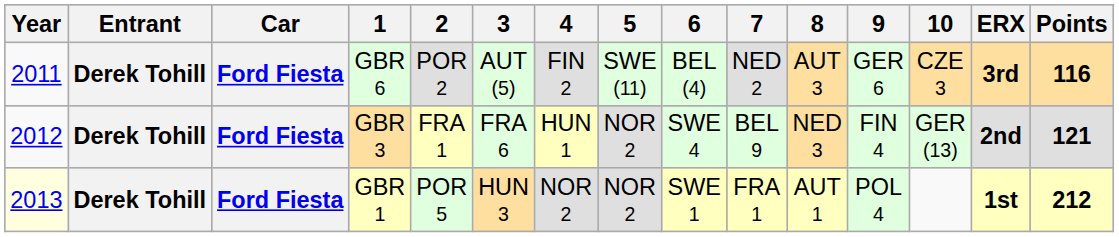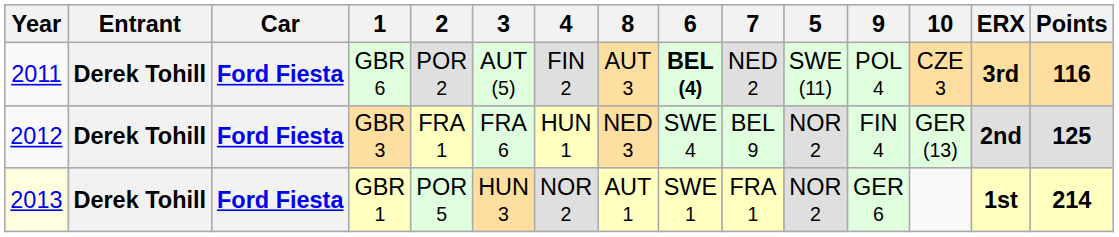columns swapped: (630, 24) <-> (817, 24)
(694, 74) normal -> (690, 74) bold
(878, 74) GER 6 -> (878, 74) POL 4
(1072, 137) 121 -> (1072, 137) 125
(878, 200) POL 4 -> (878, 200) GER 6
(1072, 200) 212 -> (1072, 200) 214
